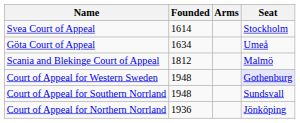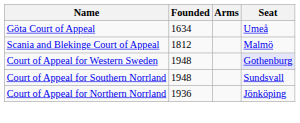- row: (51, 28)
